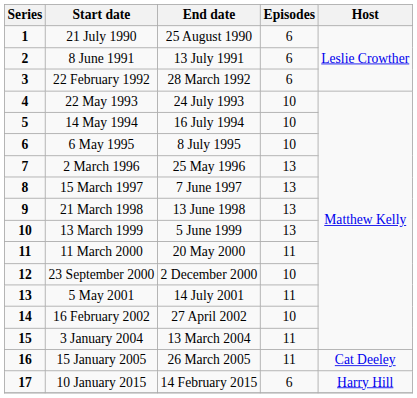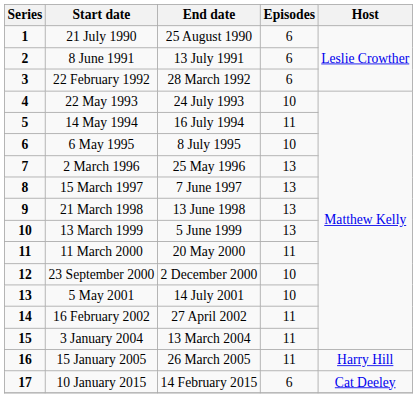(289, 123) 10 -> (289, 123) 11
(289, 295) 11 -> (289, 295) 10
(289, 317) 10 -> (289, 317) 11
(365, 360) Cat Deeley -> (365, 360) Harry Hill
(365, 381) Harry Hill -> (365, 381) Cat Deeley
